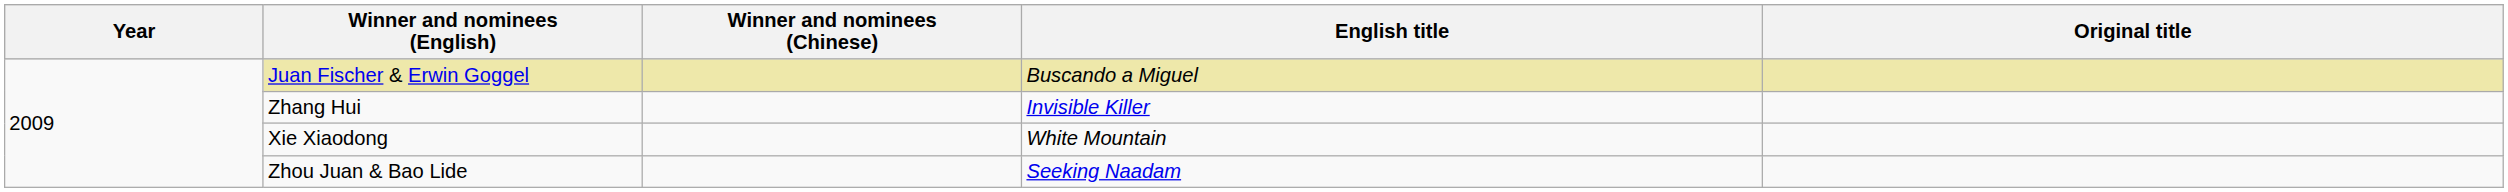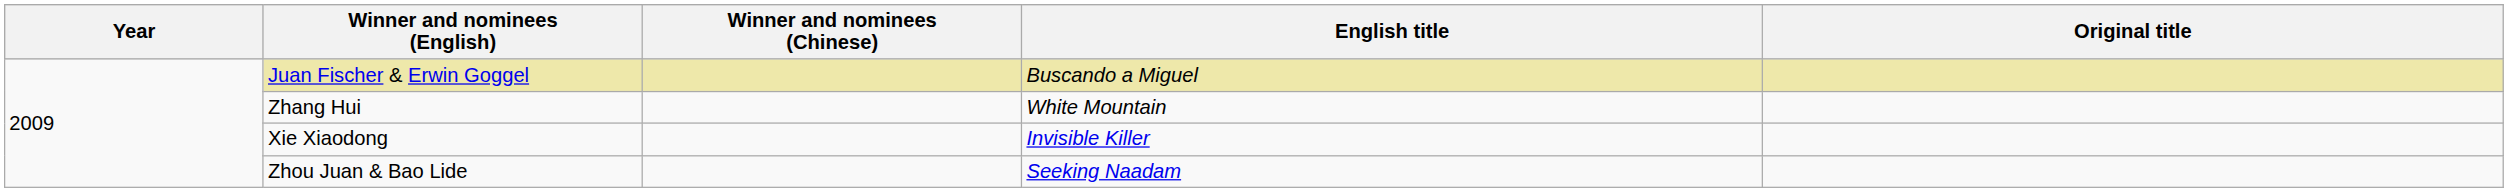(1088, 107) Invisible Killer -> (1096, 107) White Mountain
(1096, 139) White Mountain -> (1088, 139) Invisible Killer
